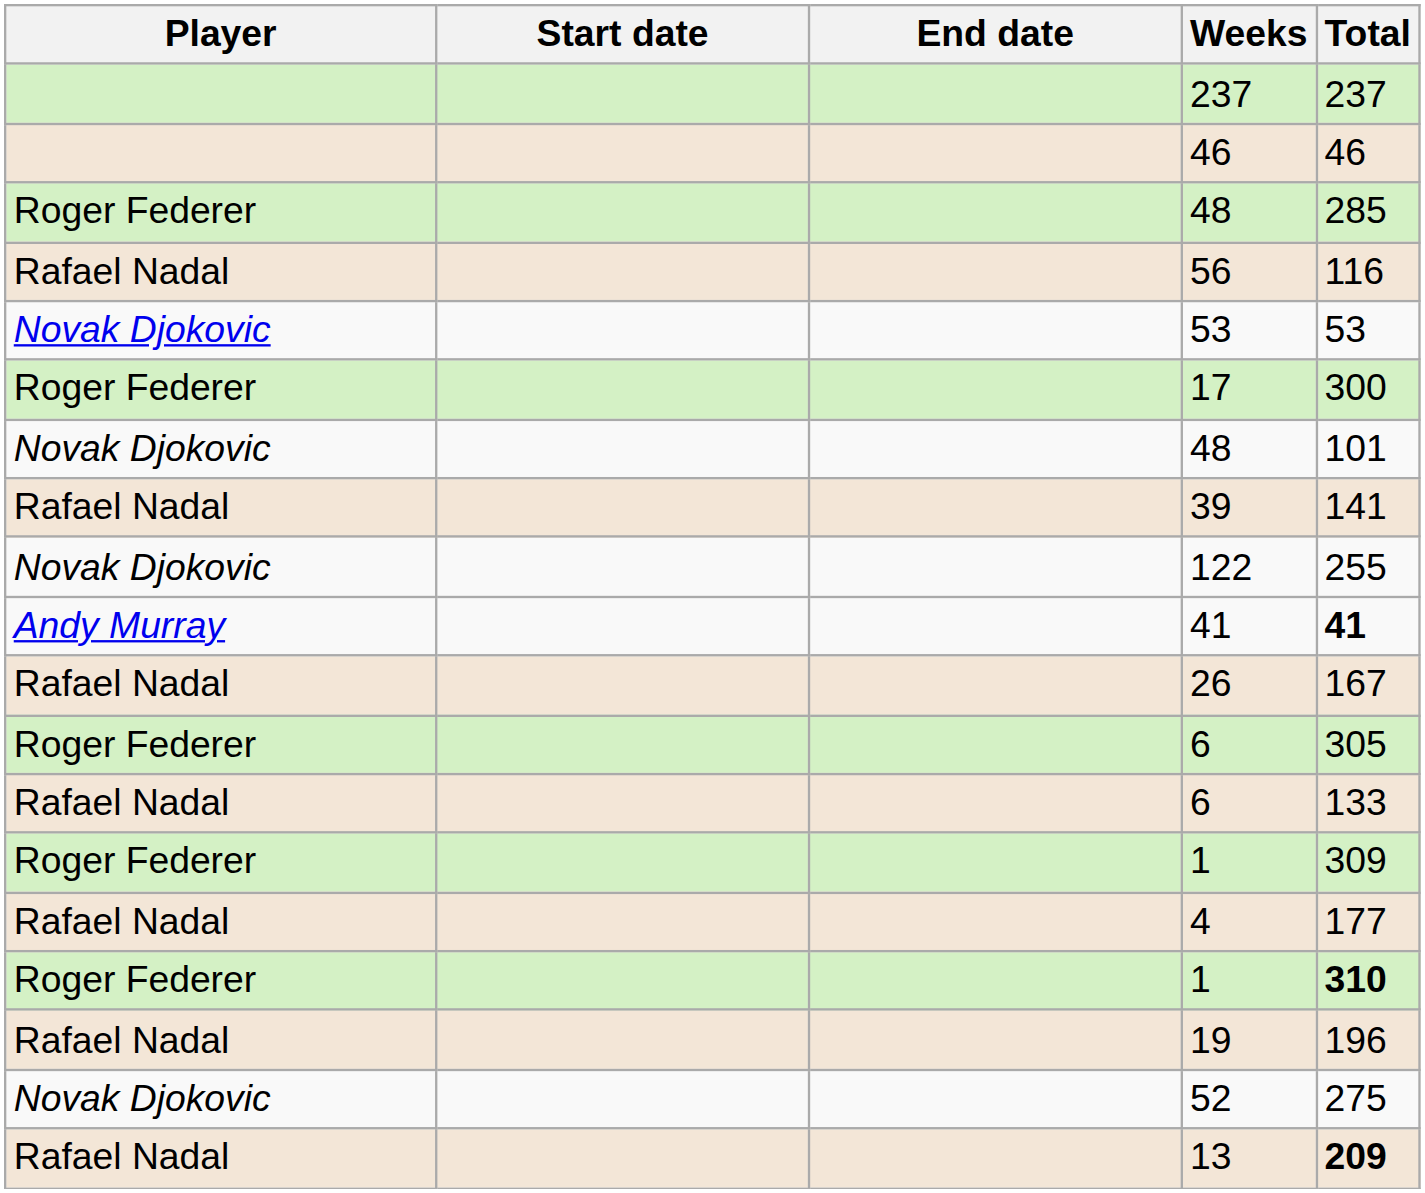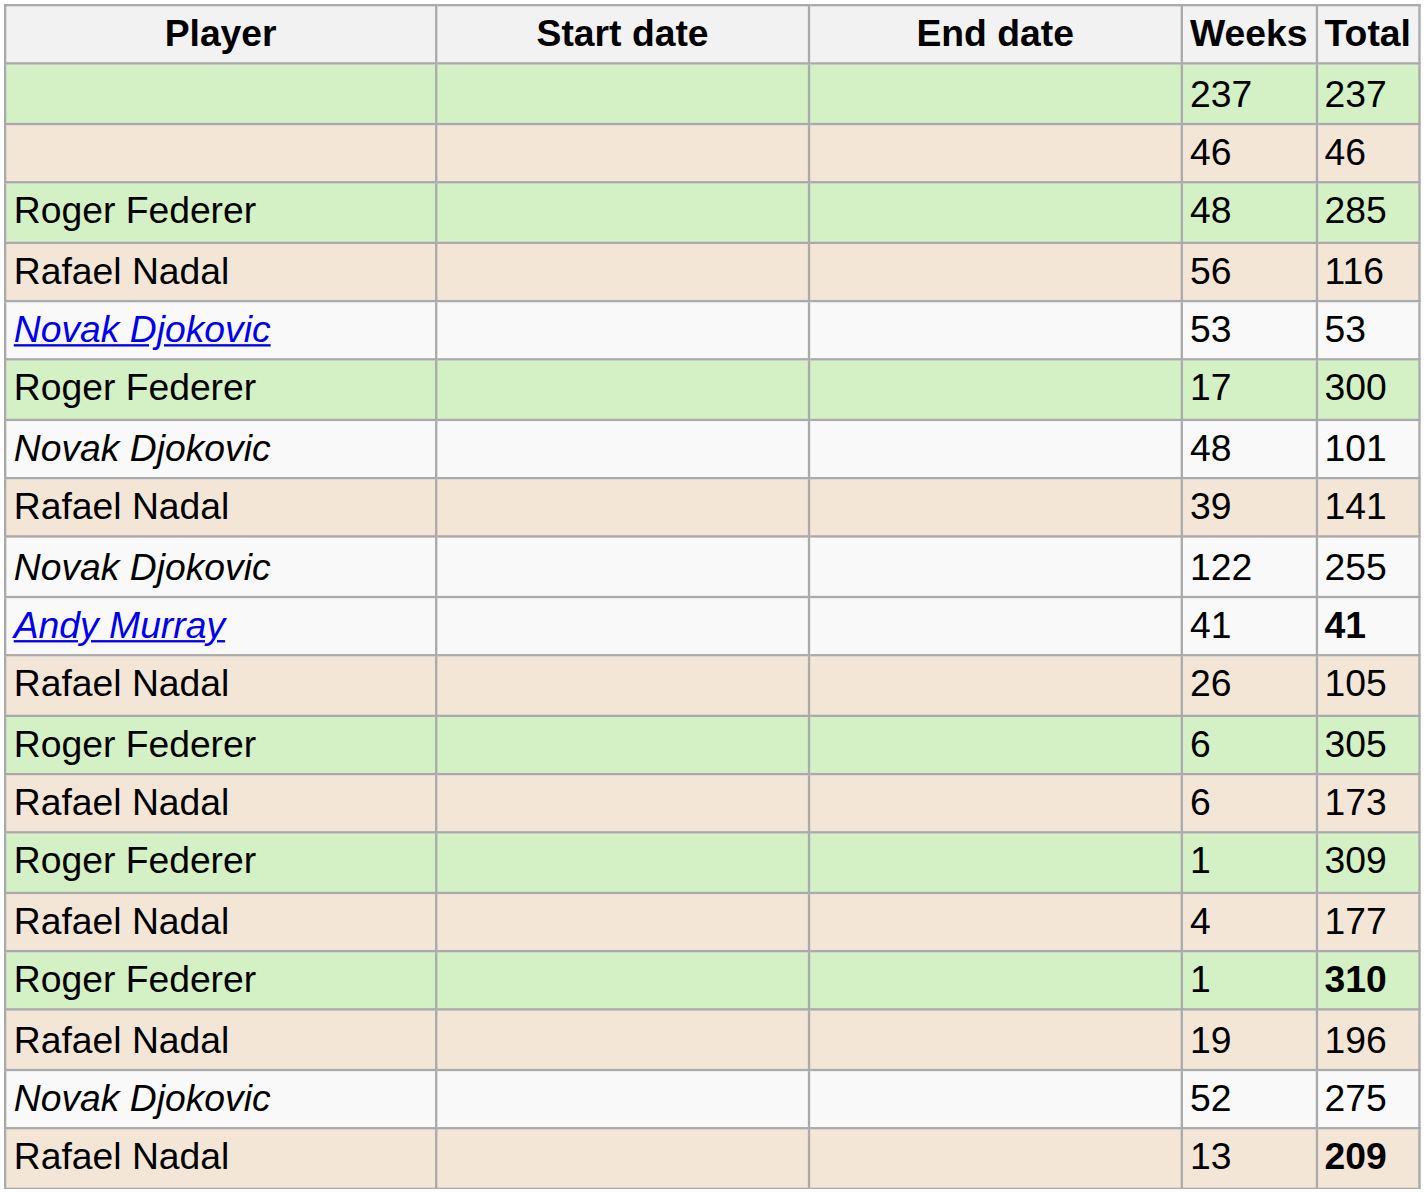(1356, 684) 167 -> (1356, 684) 105
(1356, 802) 133 -> (1356, 802) 173
